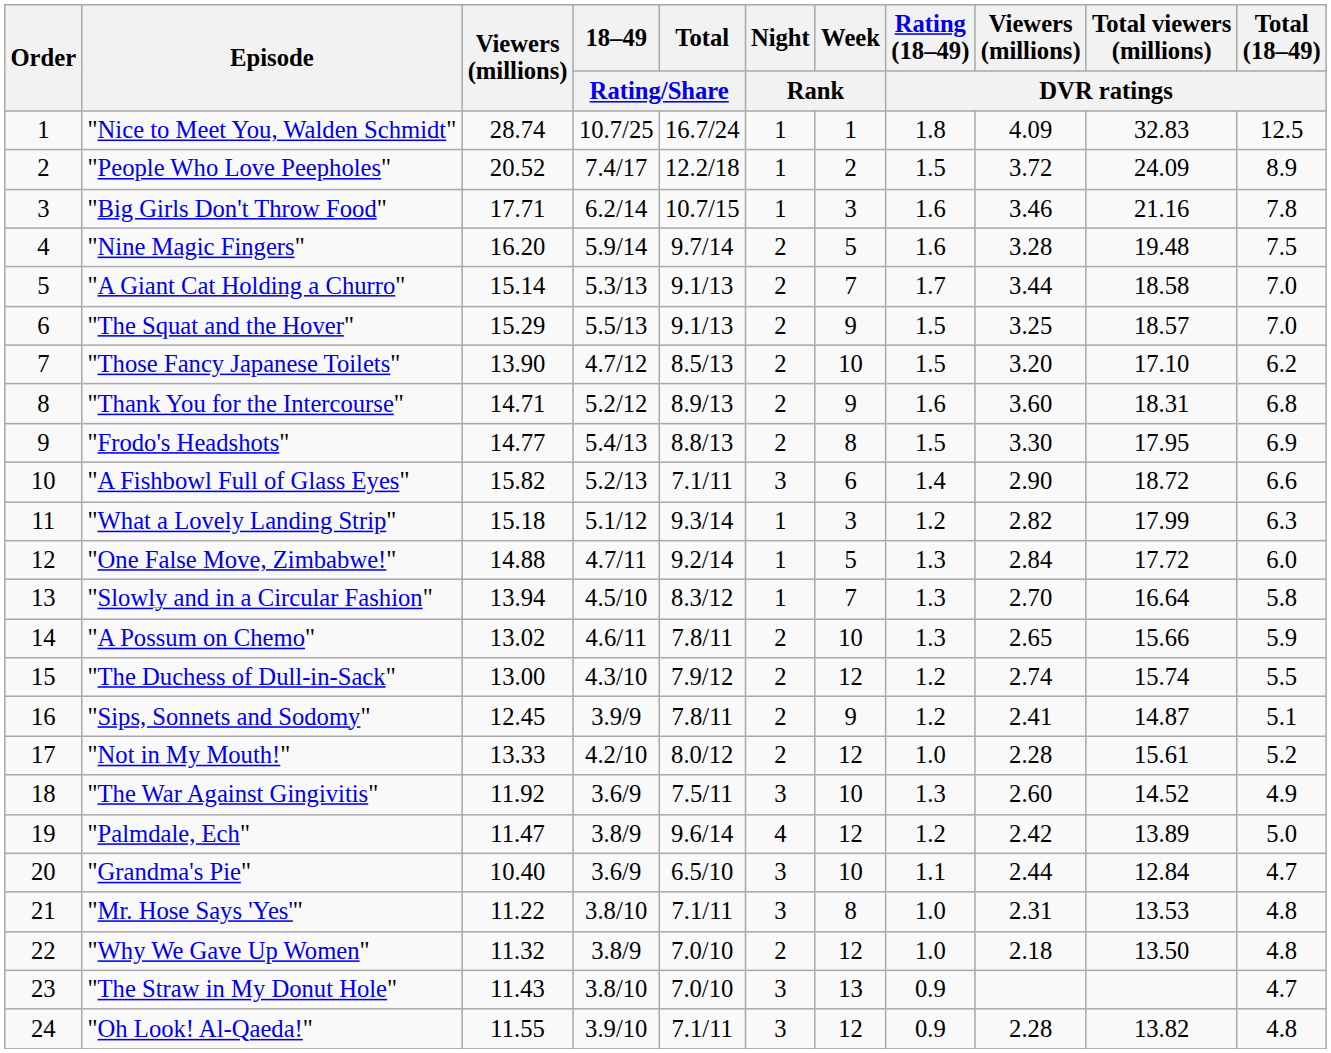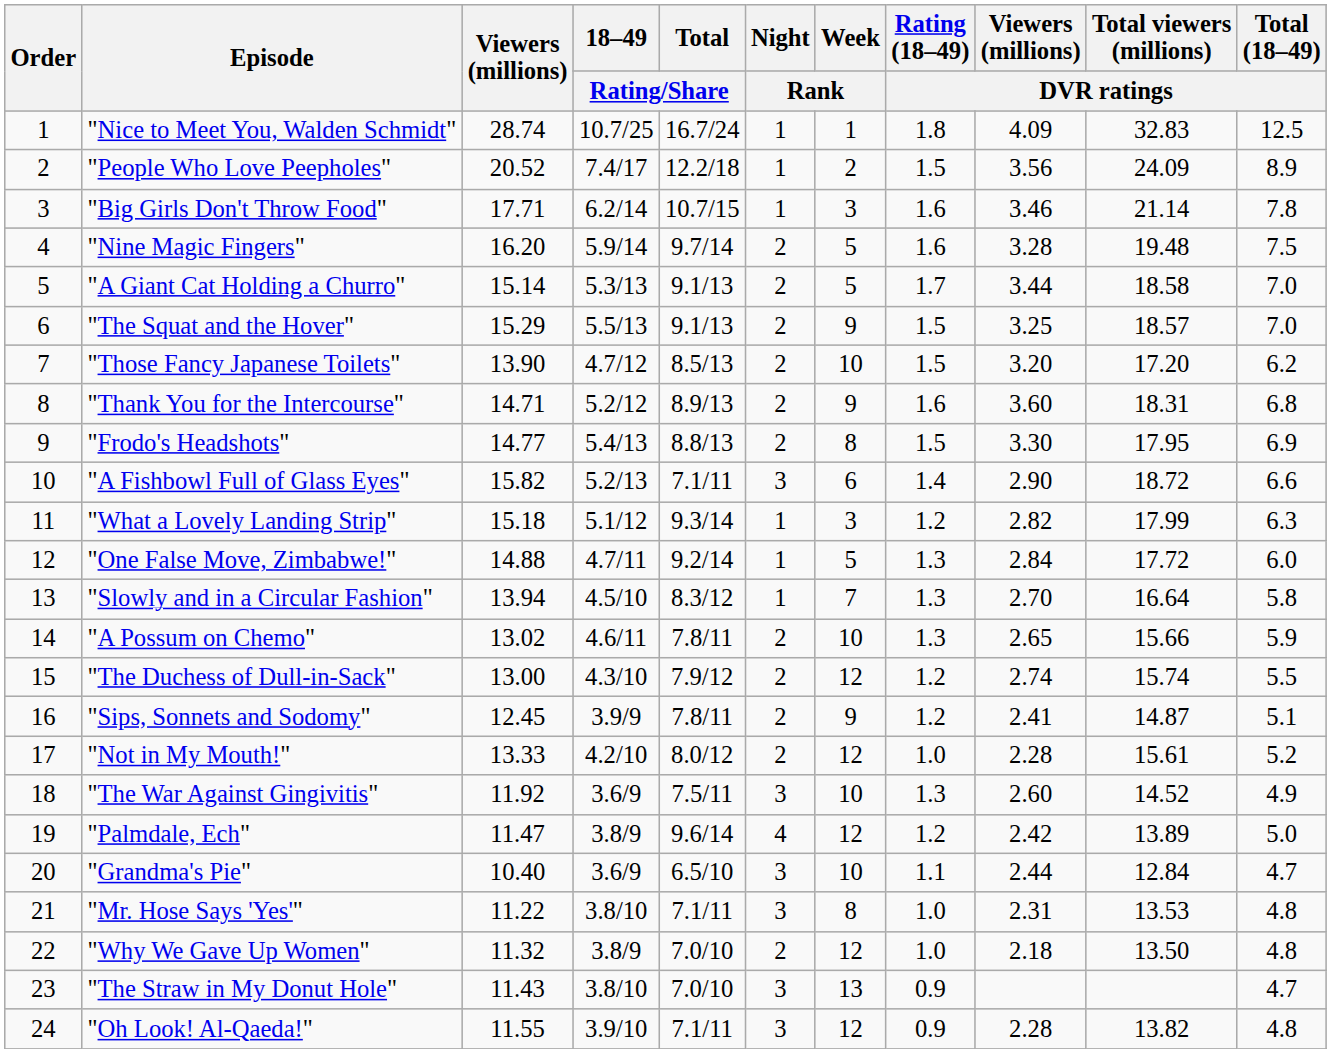(1031, 168) 3.72 -> (1031, 168) 3.56
(1162, 208) 21.16 -> (1162, 208) 21.14
(851, 286) 7 -> (851, 286) 5
(1162, 364) 17.10 -> (1162, 364) 17.20
